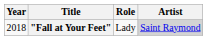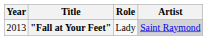(16, 27) 2018 -> (16, 27) 2013
